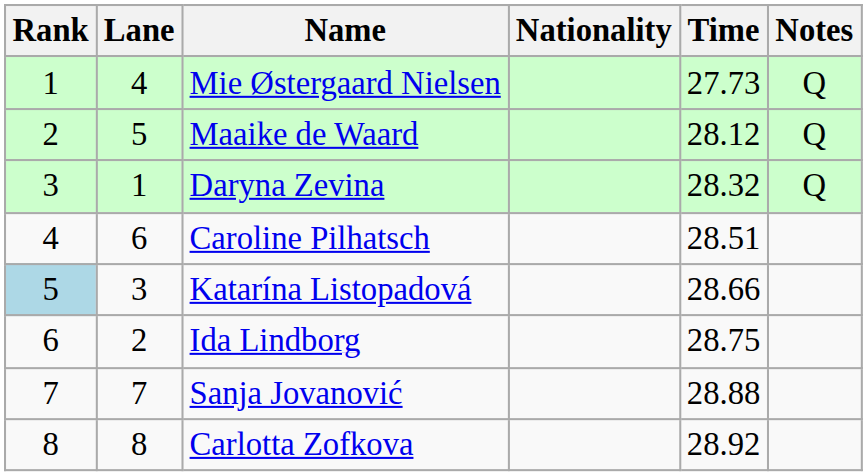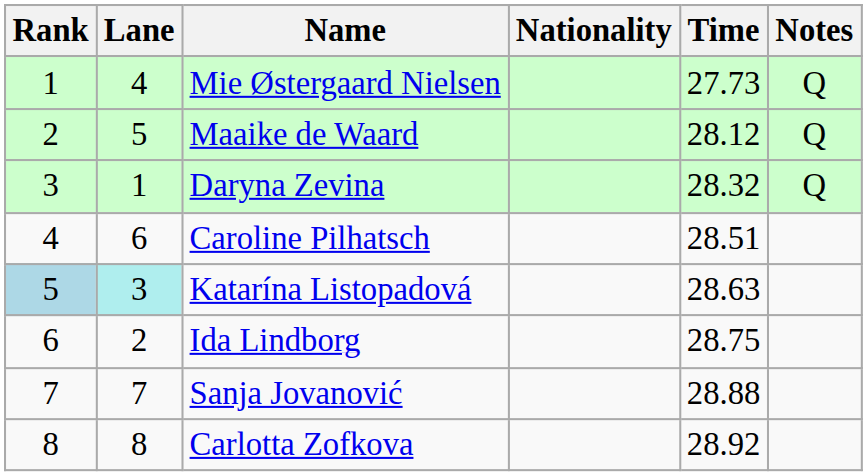(139, 289) no background -> (139, 289) paleturquoise background
(724, 289) 28.66 -> (724, 289) 28.63
